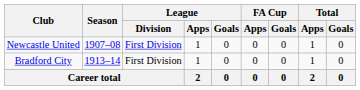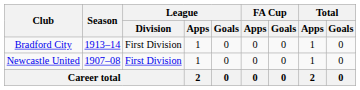rows swapped: (43, 45) <-> (43, 61)
